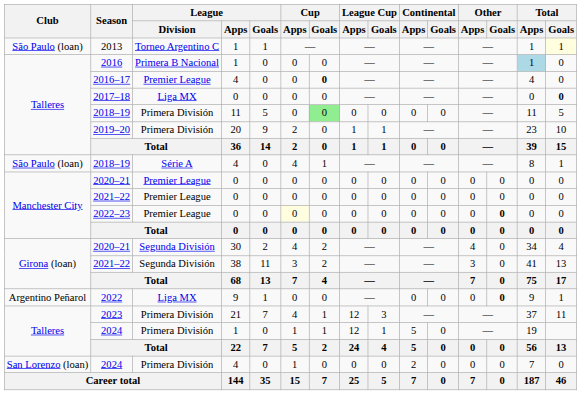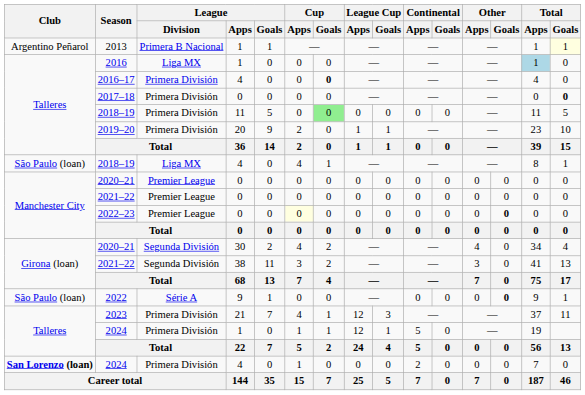(48, 46) São Paulo (loan) -> (50, 46) Argentino Peñarol
(177, 46) Torneo Argentino C -> (181, 46) Primera B Nacional
(177, 63) Primera B Nacional -> (181, 63) Liga MX
(177, 79) Premier League -> (181, 79) Primera División
(177, 96) Liga MX -> (181, 96) Primera División
(177, 163) Série A -> (181, 163) Liga MX
(48, 297) Argentino Peñarol -> (50, 297) São Paulo (loan)
(177, 297) Liga MX -> (181, 297) Série A
(48, 364) normal -> (50, 364) bold
